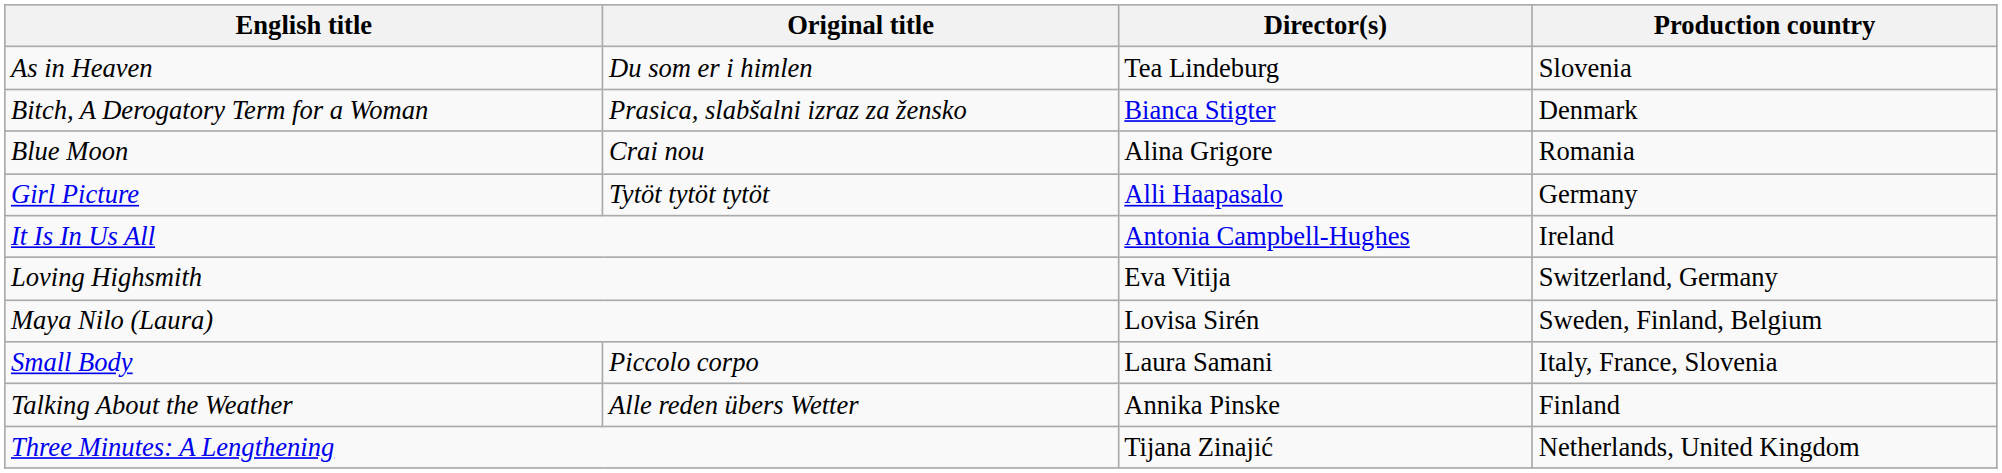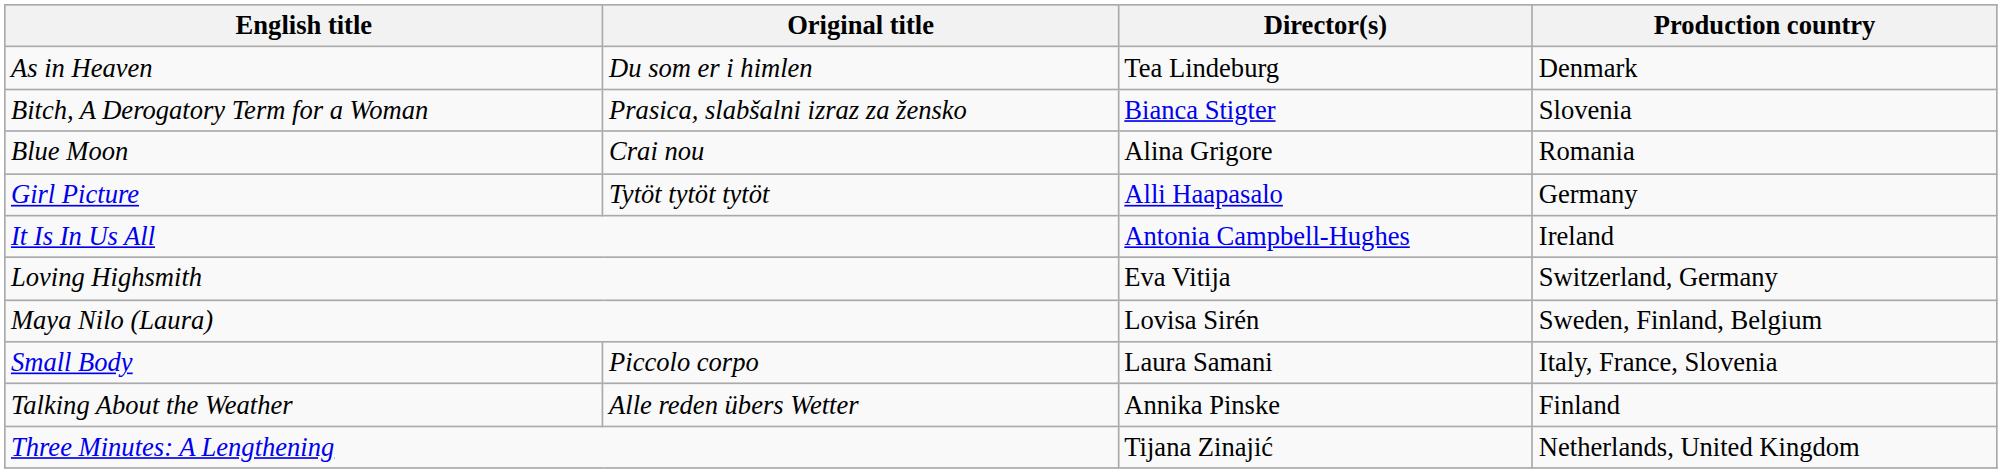(1585, 67) Slovenia -> (1588, 67) Denmark
(1588, 109) Denmark -> (1585, 109) Slovenia
